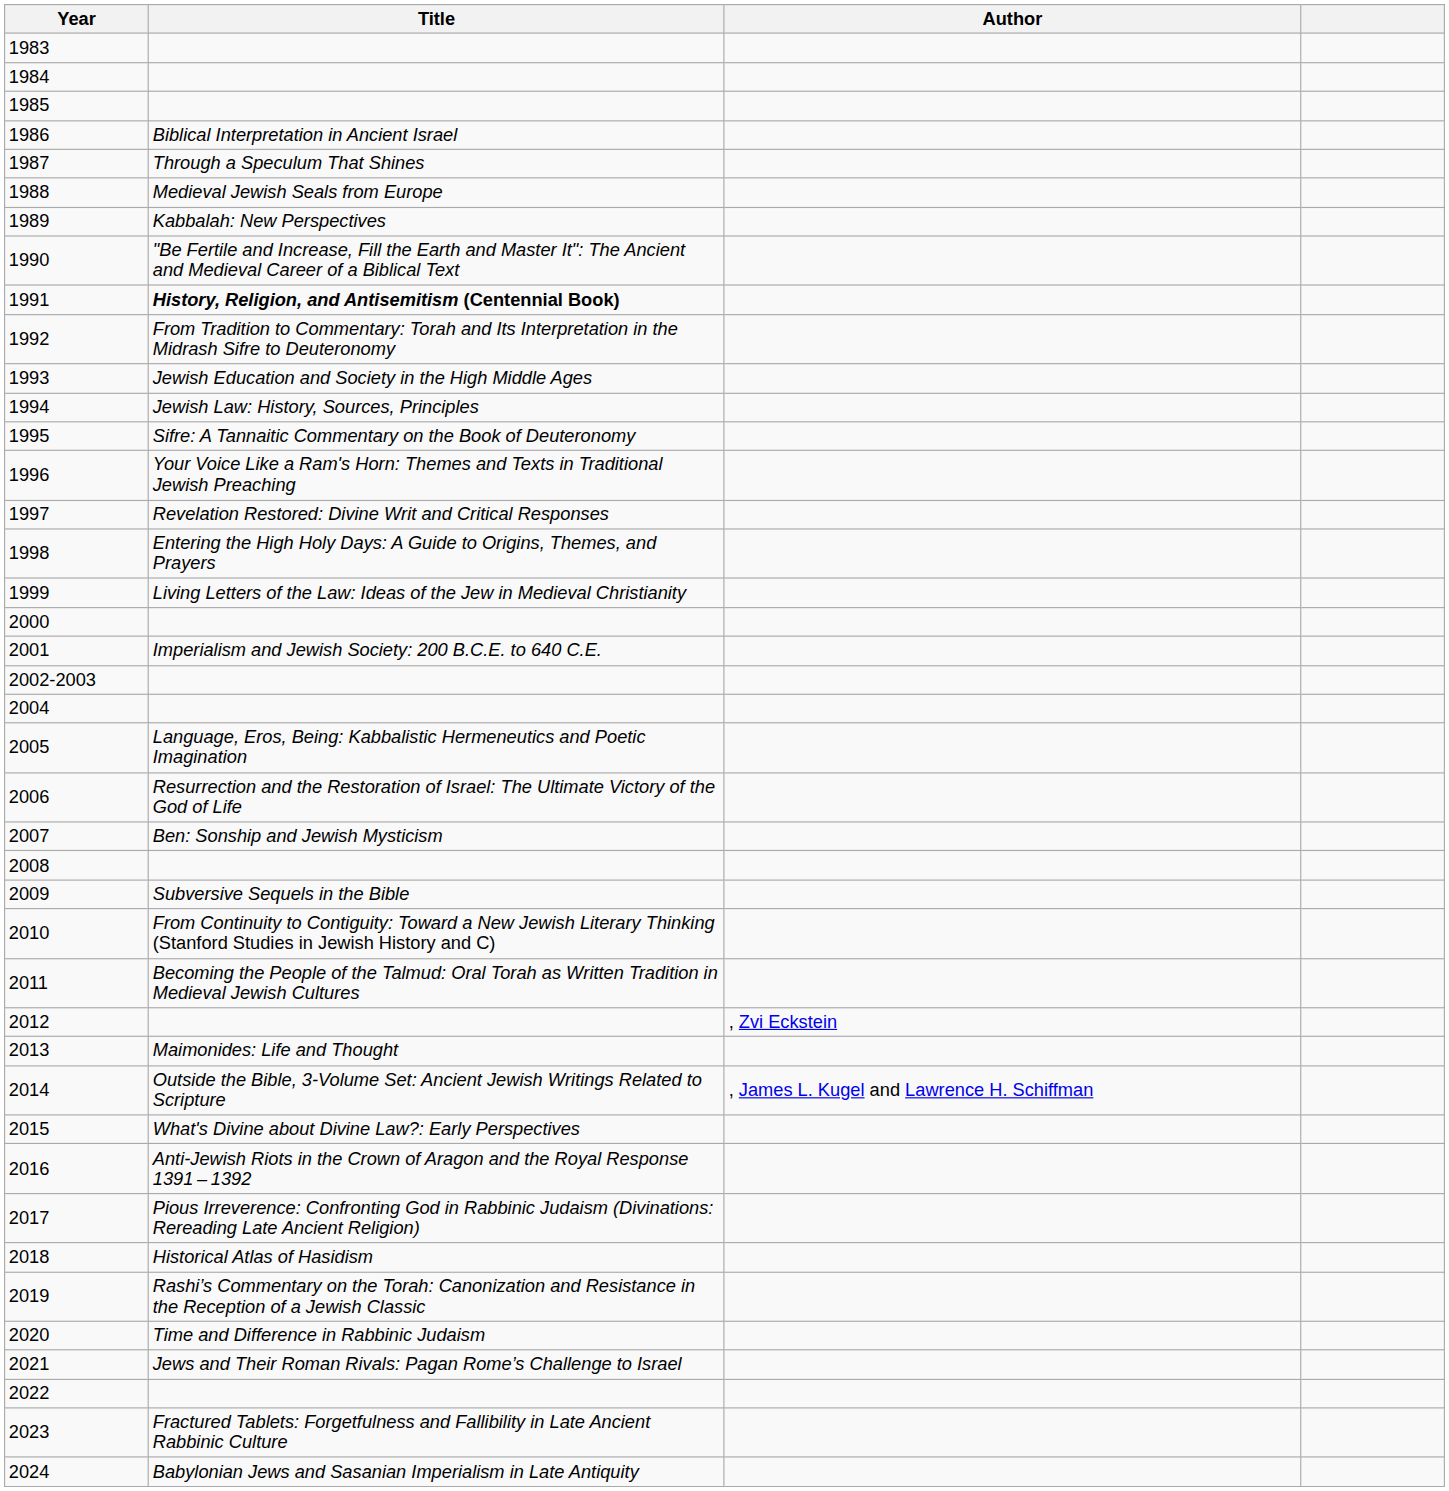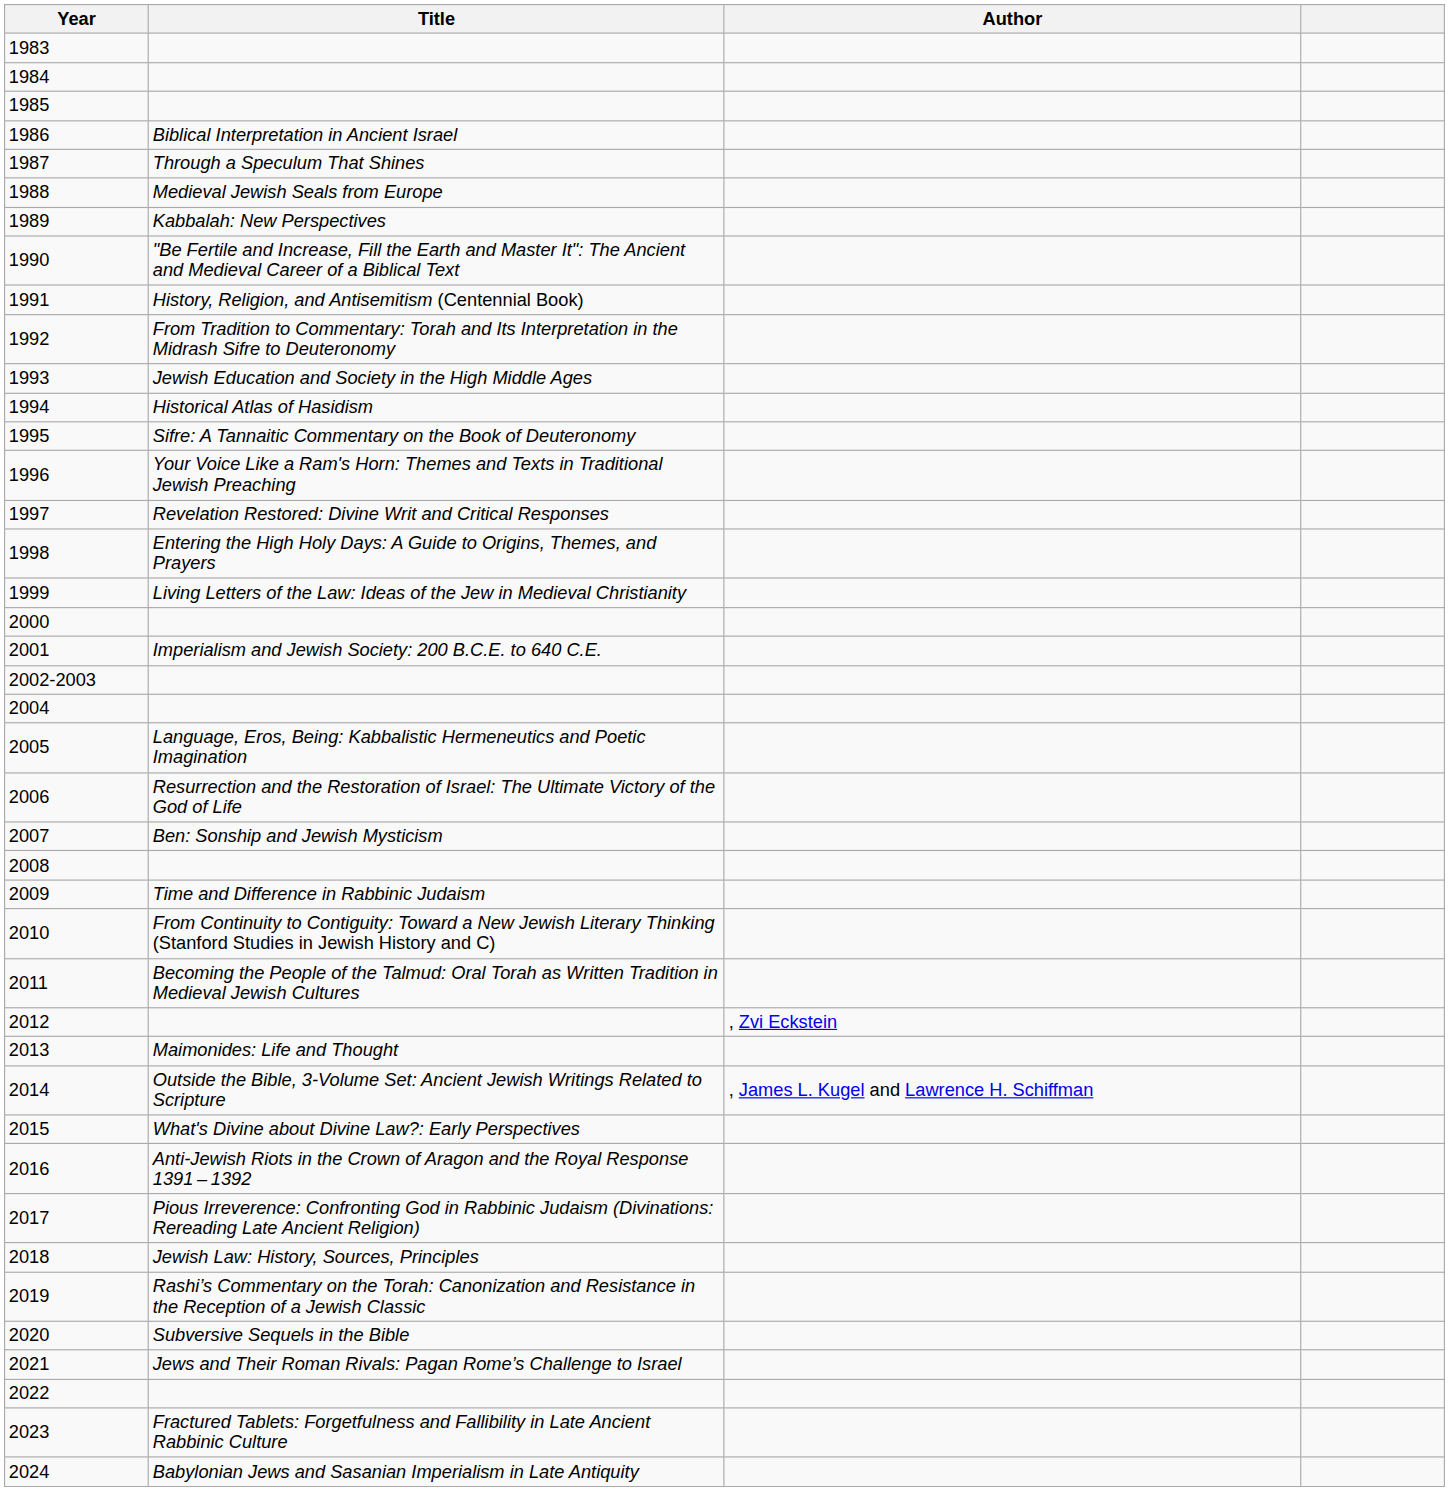(386, 299) bold -> (368, 299) normal
(316, 407) Jewish Law: History, Sources, Principles -> (263, 407) Historical Atlas of Hasidism
(281, 894) Subversive Sequels in the Bible -> (319, 894) Time and Difference in Rabbinic Judaism
(263, 1257) Historical Atlas of Hasidism -> (316, 1257) Jewish Law: History, Sources, Principles
(319, 1335) Time and Difference in Rabbinic Judaism -> (281, 1335) Subversive Sequels in the Bible
